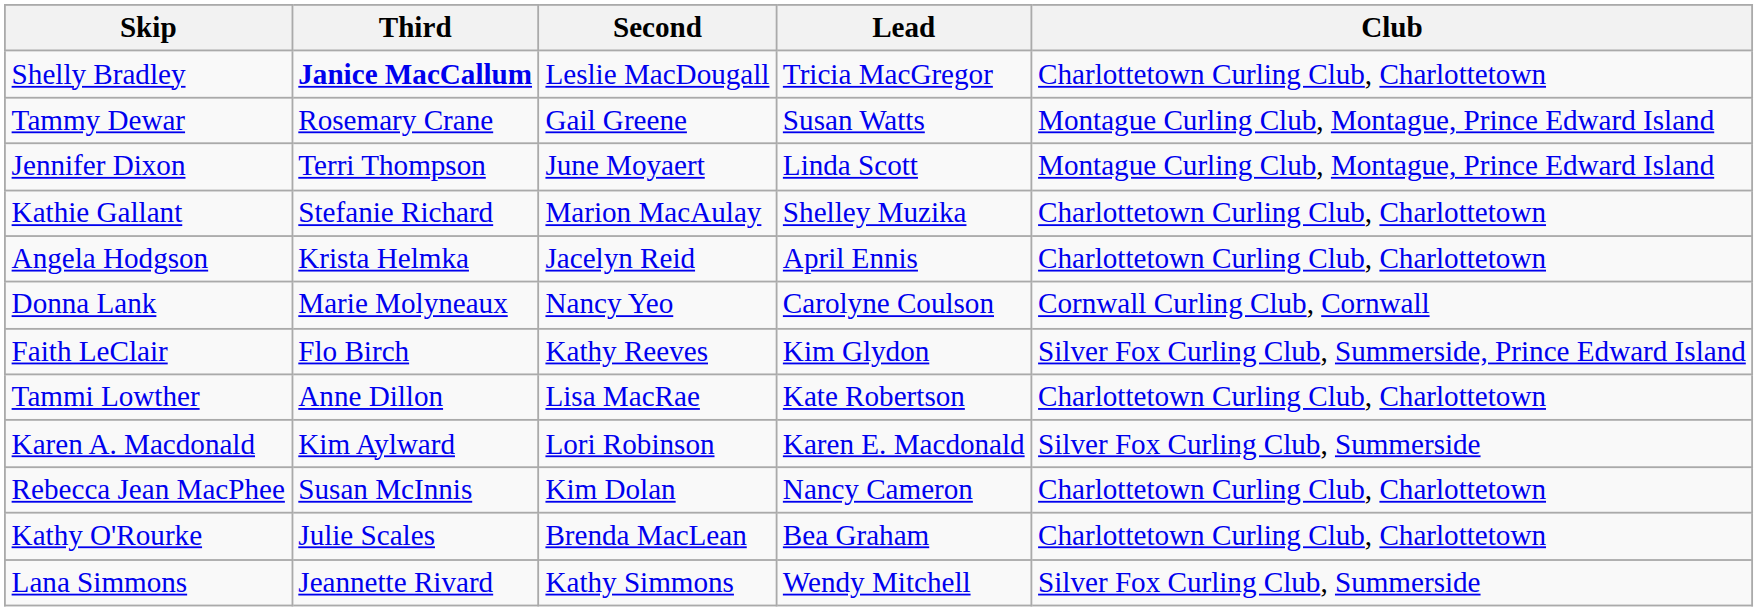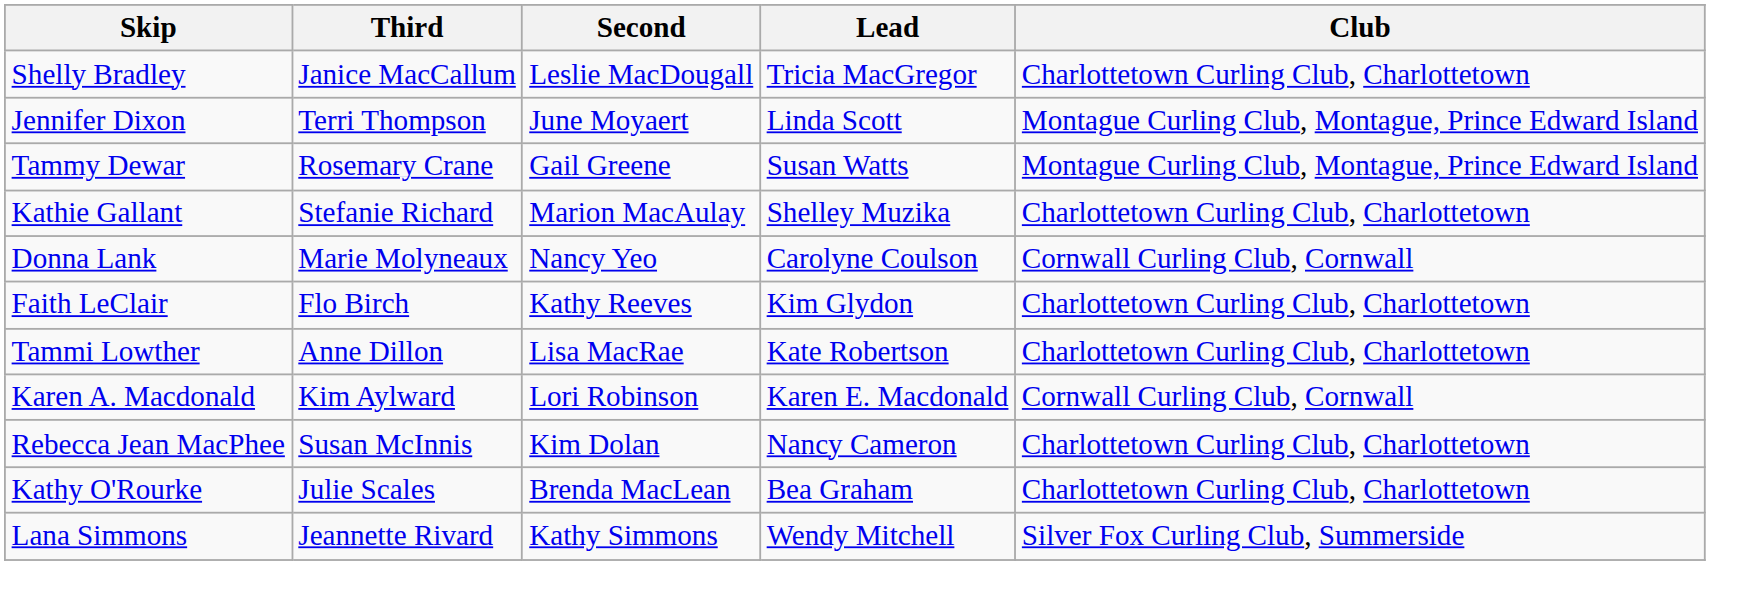(415, 73) bold -> (407, 73) normal
rows swapped: (98, 119) <-> (99, 166)
- row: (110, 258)
(1392, 350) Silver Fox Curling Club, Summerside, Prince Edward Island -> (1276, 304) Charlottetown Curling Club, Charlottetown
(1259, 443) Silver Fox Curling Club, Summerside -> (1218, 397) Cornwall Curling Club, Cornwall
